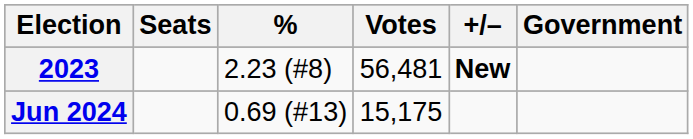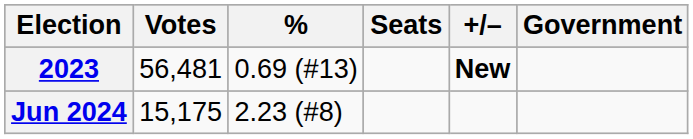columns swapped: (401, 25) <-> (175, 25)
(278, 68) 2.23 (#8) -> (296, 68) 0.69 (#13)
(286, 111) 0.69 (#13) -> (289, 111) 2.23 (#8)
